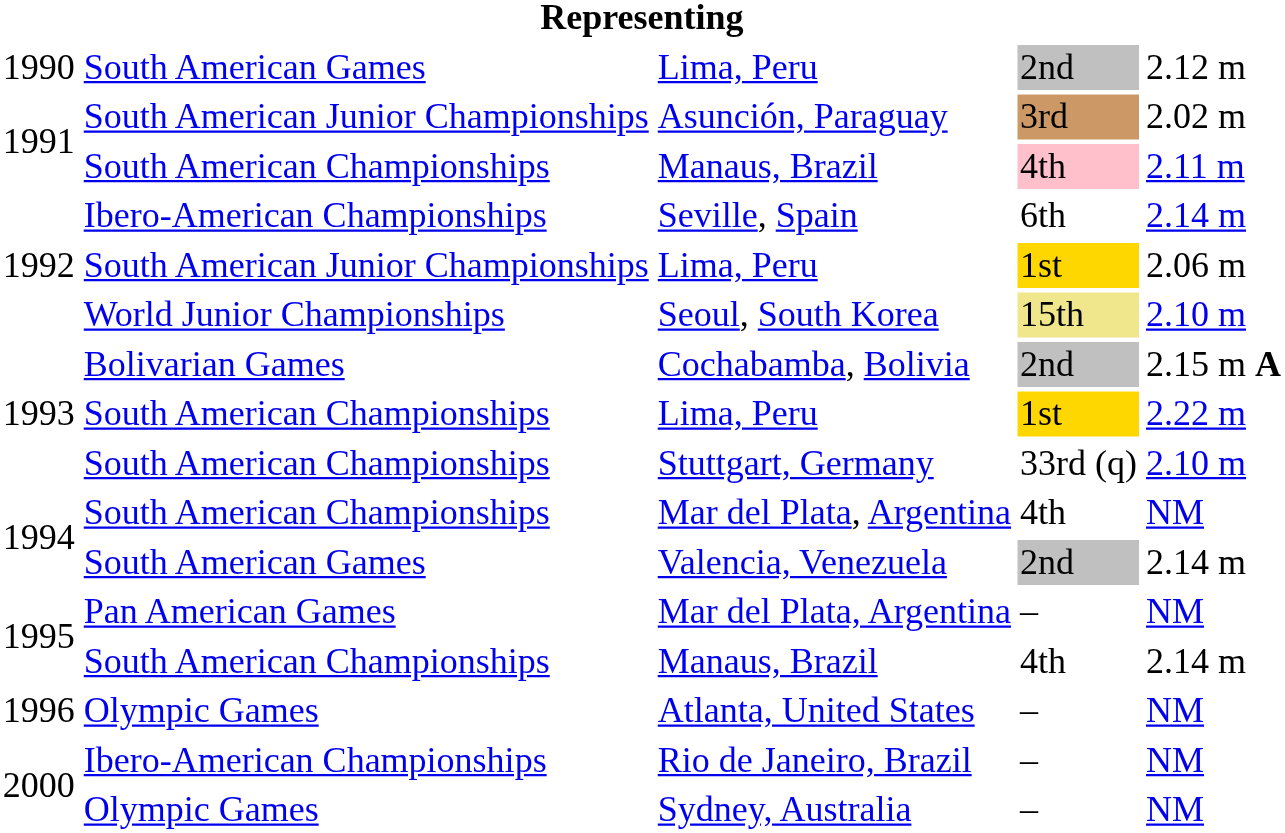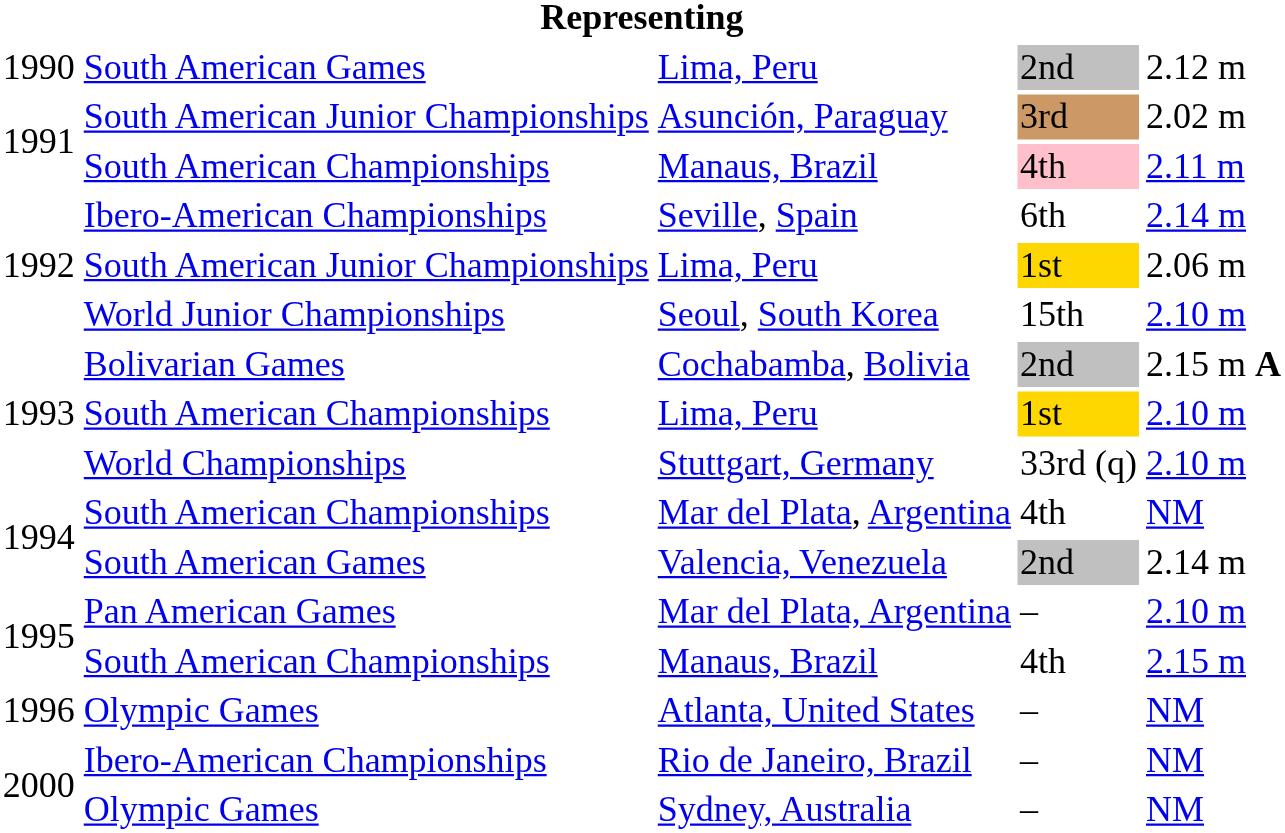(1052, 314) khaki background -> (1052, 314) no background
(1196, 413) 2.22 m -> (1196, 413) 2.10 m
(317, 462) South American Championships -> (245, 462) World Championships
(1175, 611) NM -> (1196, 611) 2.10 m
(1196, 660) 2.14 m -> (1196, 660) 2.15 m
